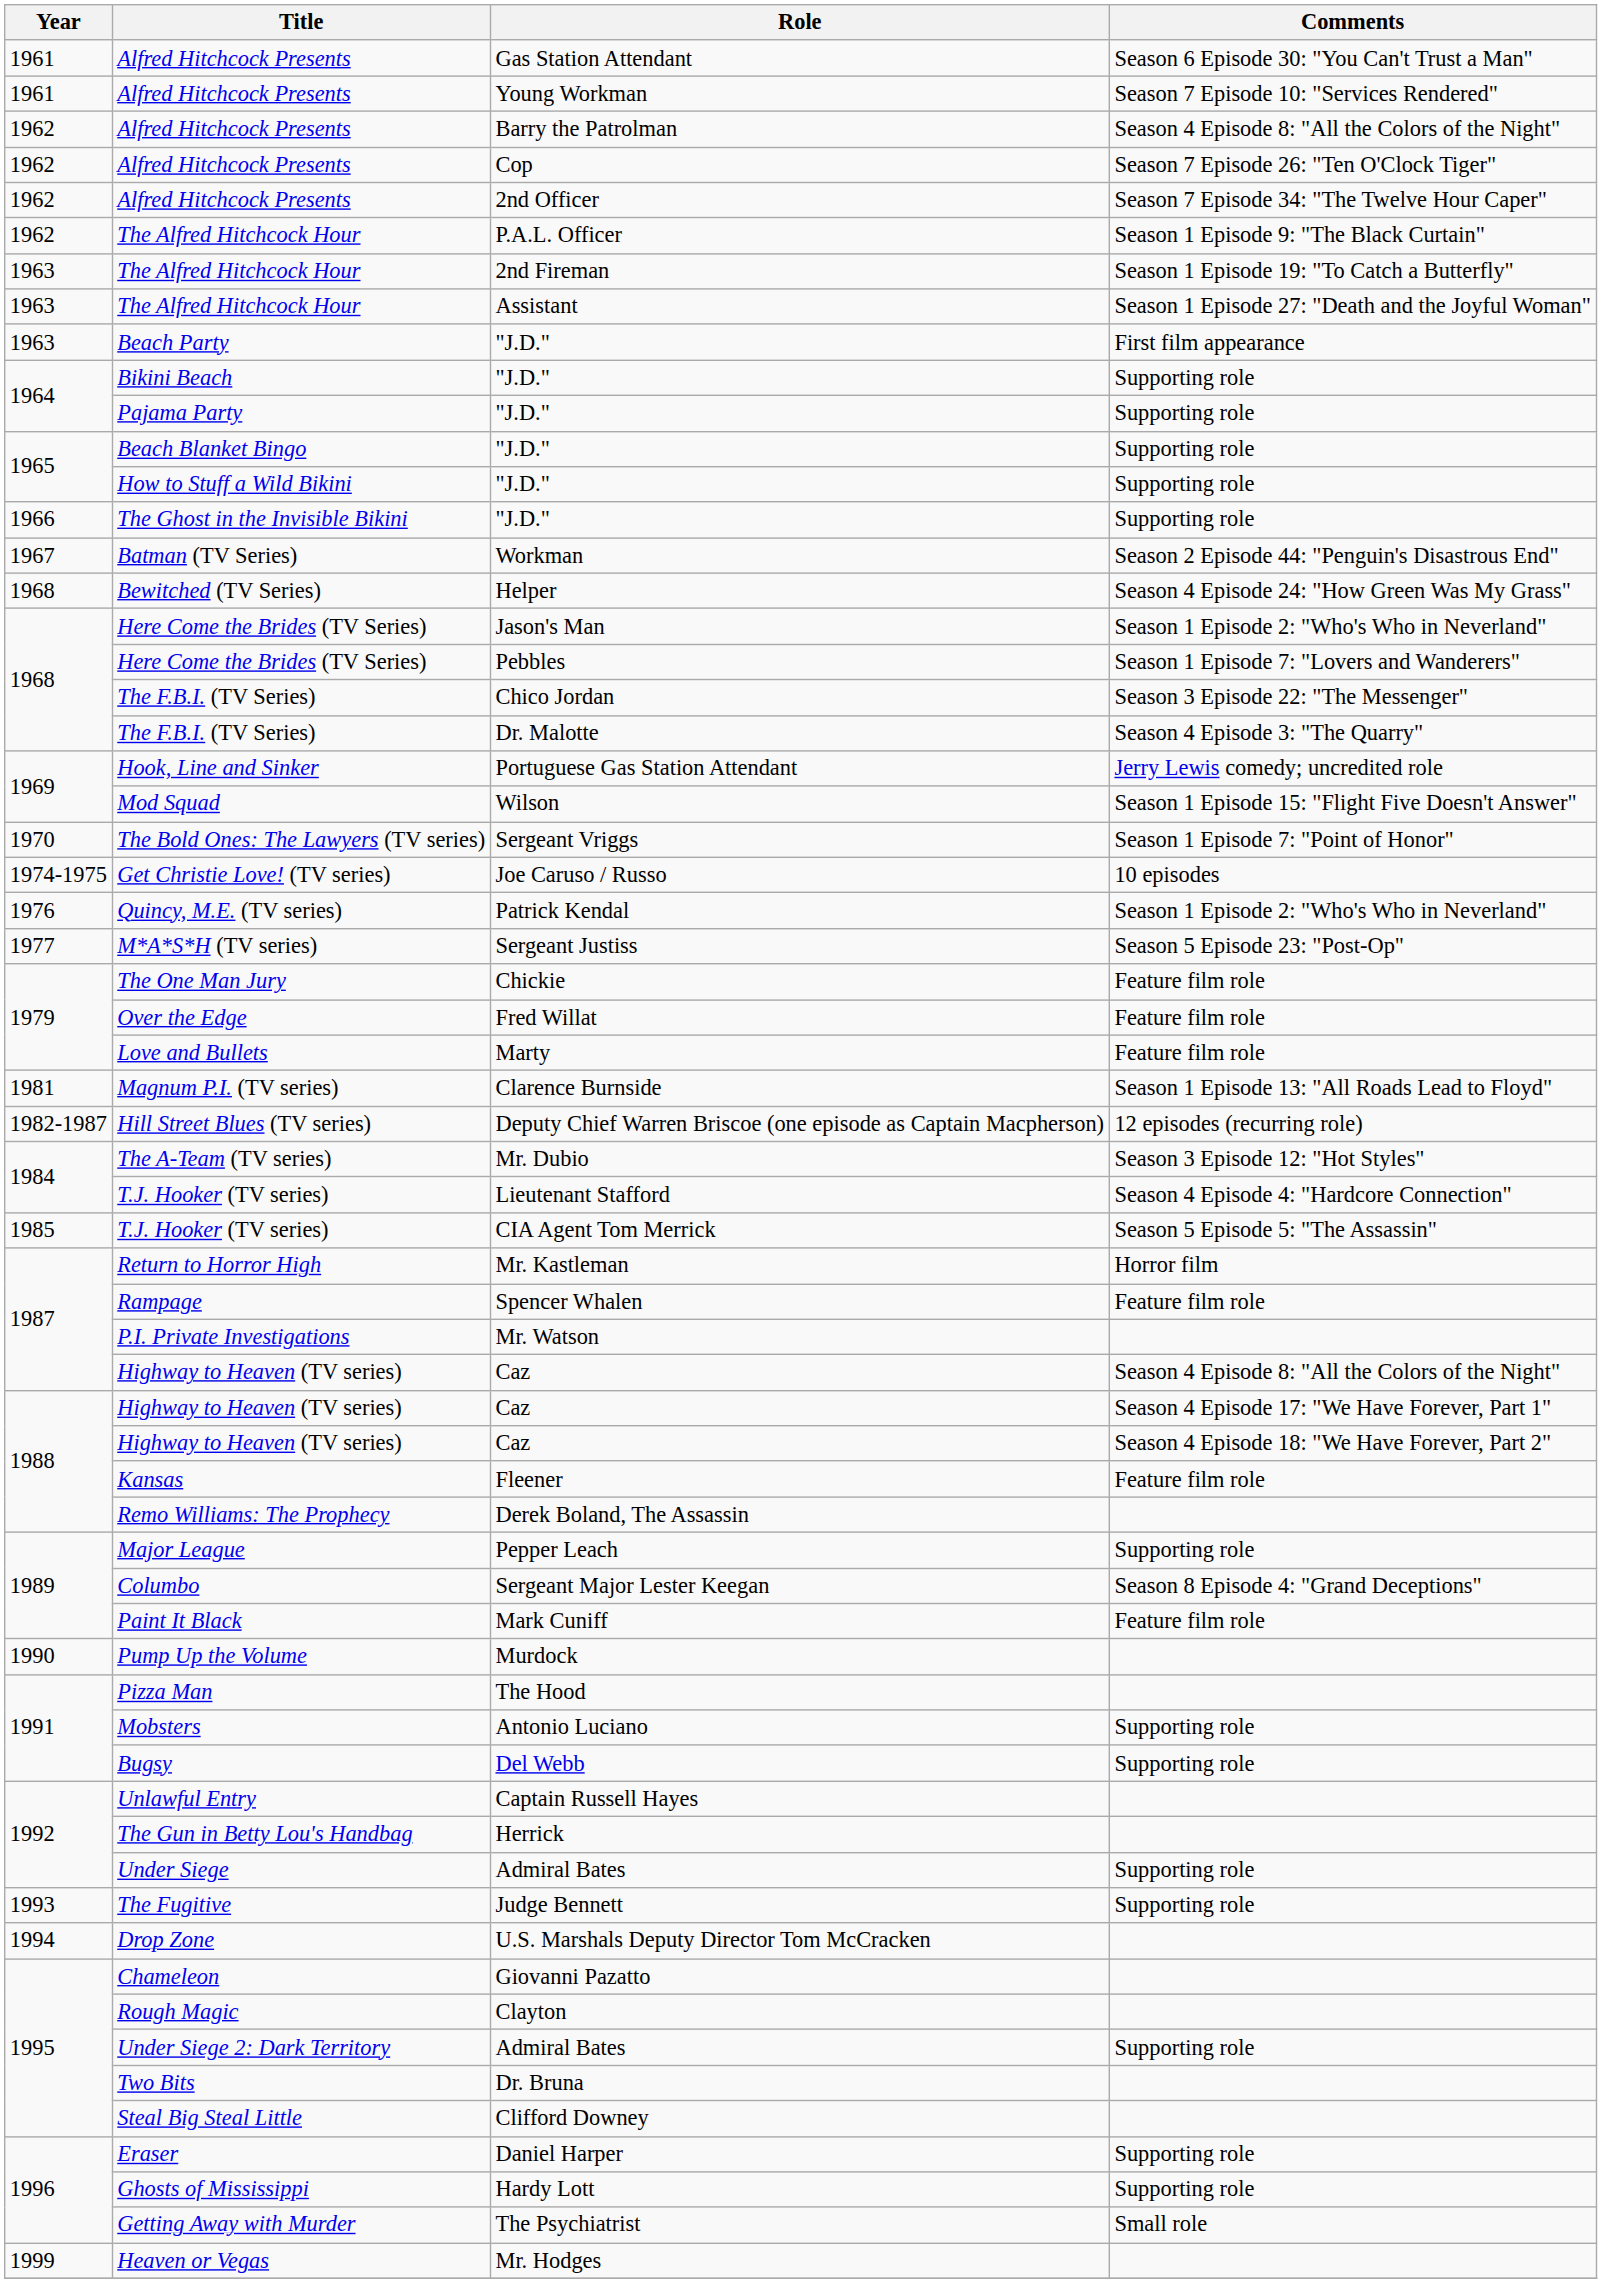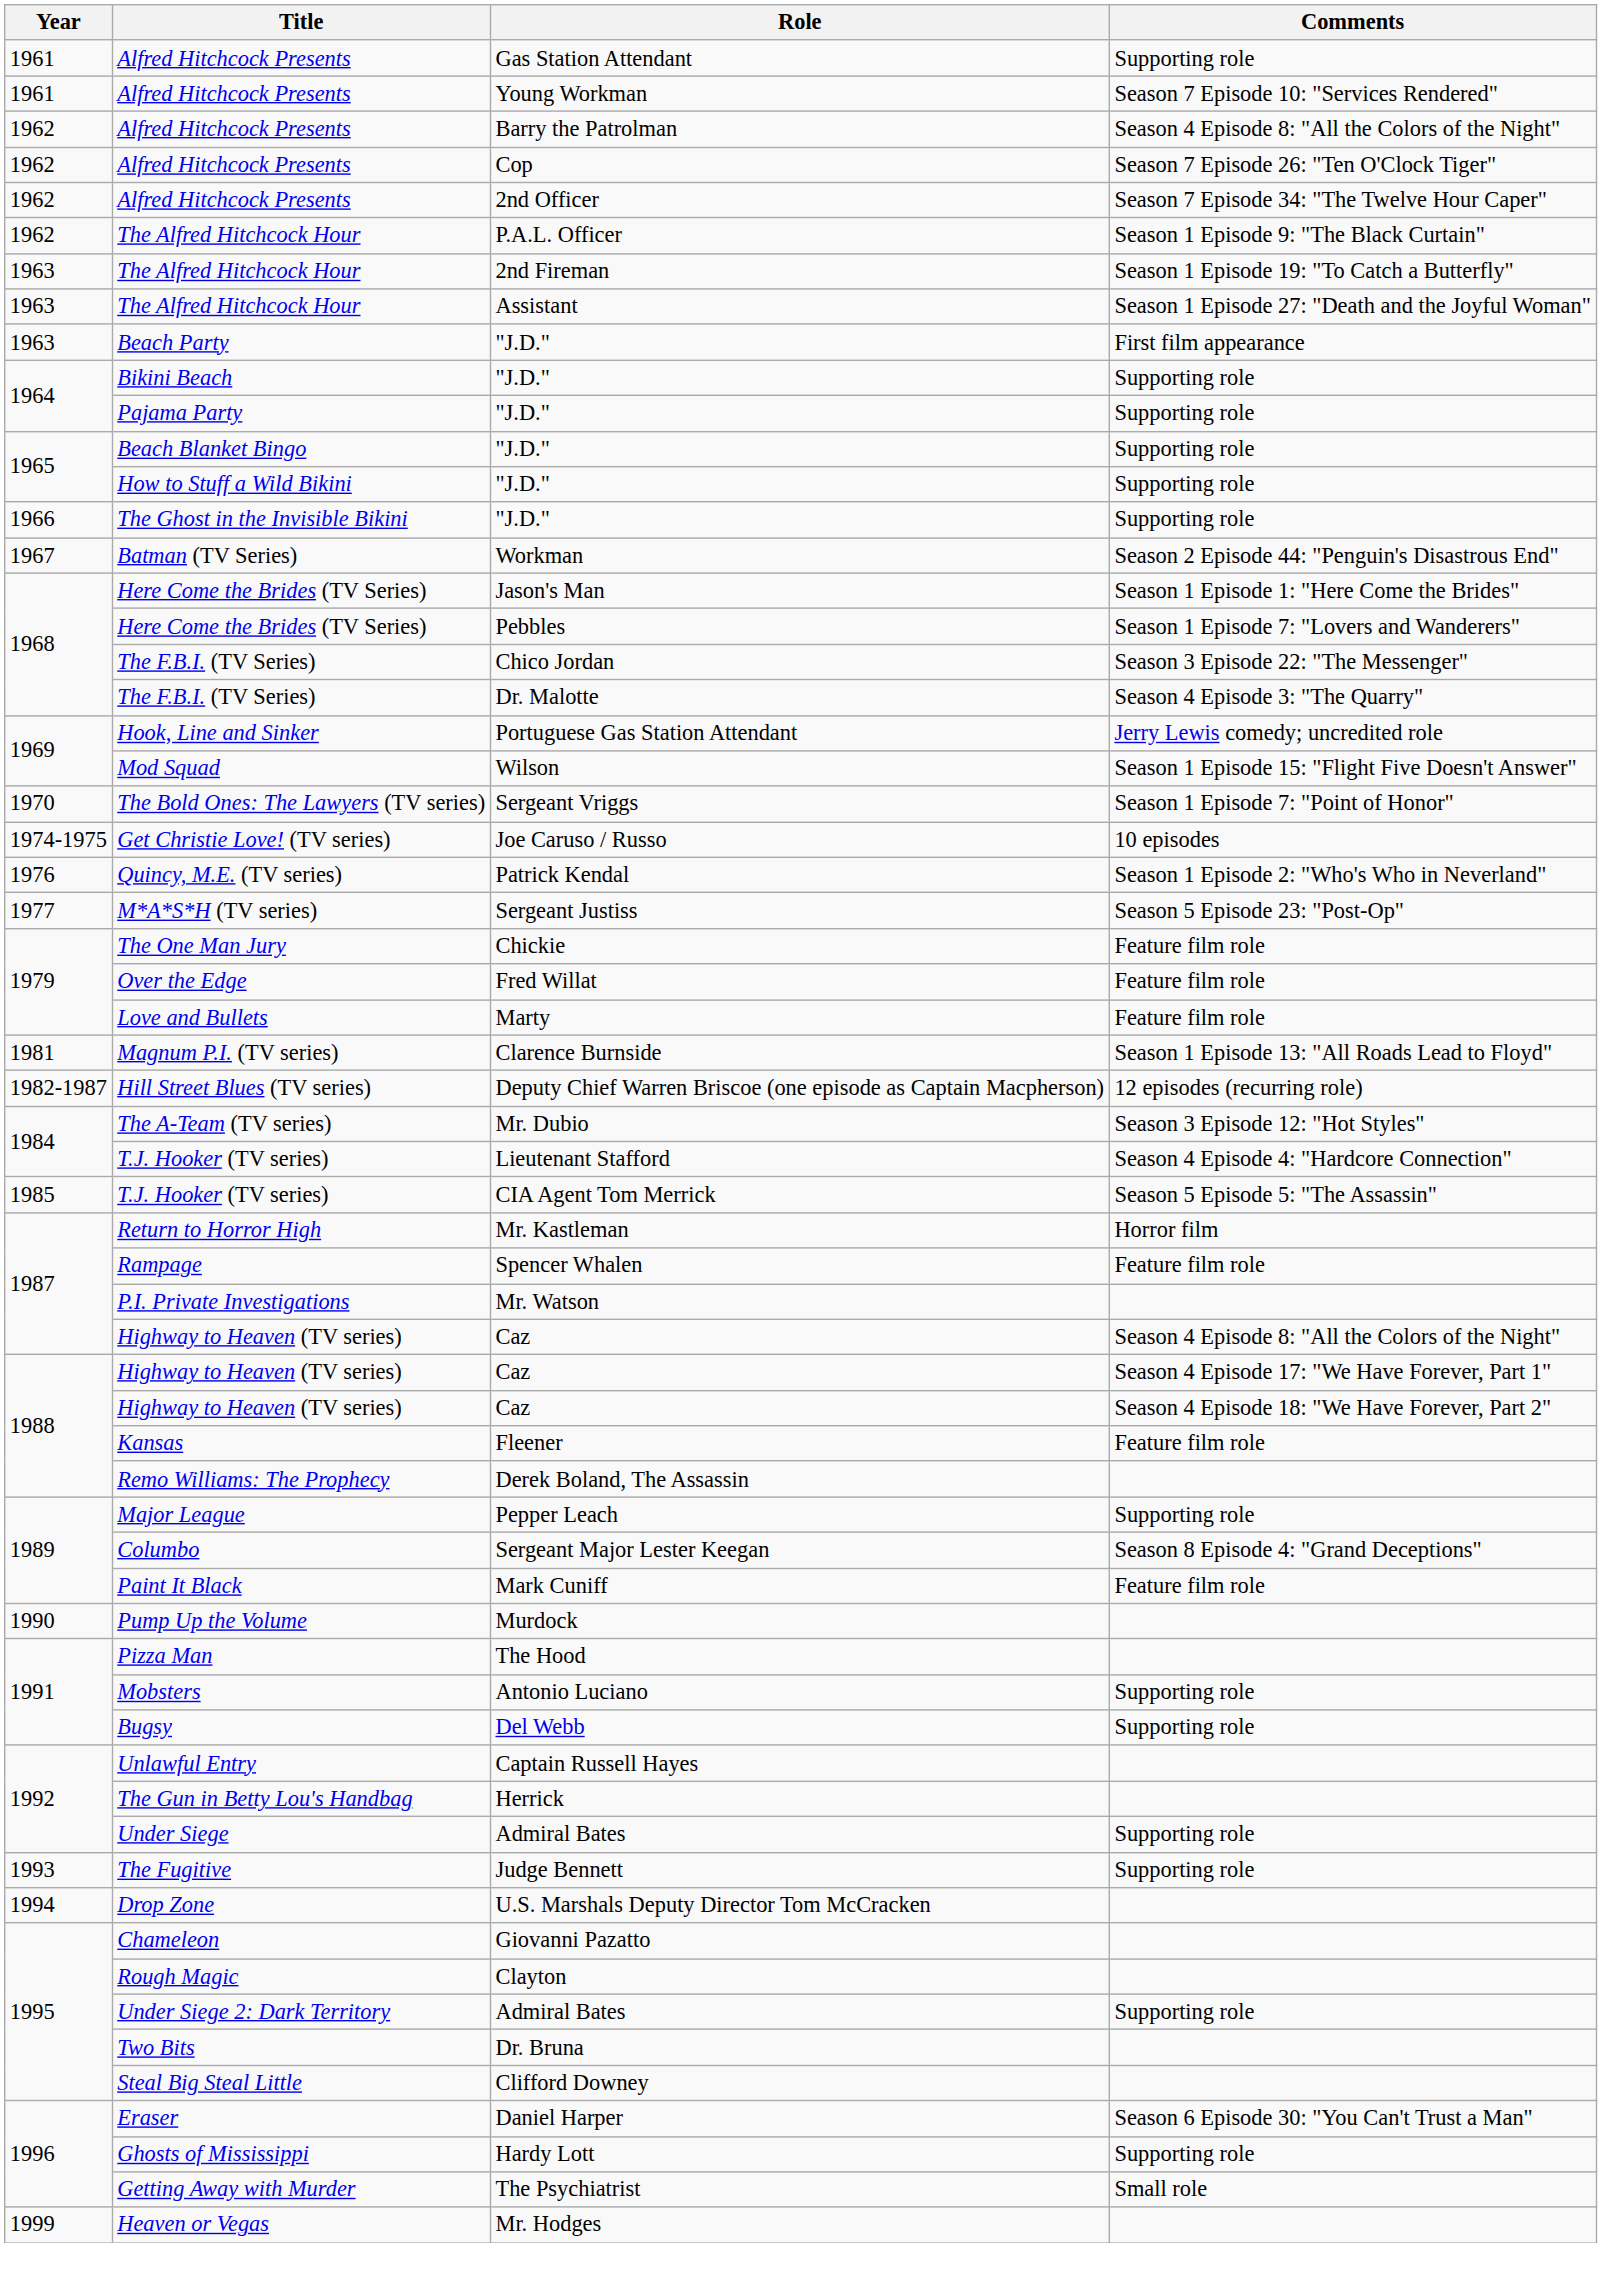(1324, 57) Season 6 Episode 30: "You Can't Trust a Man" -> (1184, 57) Supporting role
- row: (219, 590)
(1330, 626) Season 1 Episode 2: "Who's Who in Neverland" -> (1317, 590) Season 1 Episode 1: "Here Come the Brides"
(1184, 2153) Supporting role -> (1324, 2118) Season 6 Episode 30: "You Can't Trust a Man"
